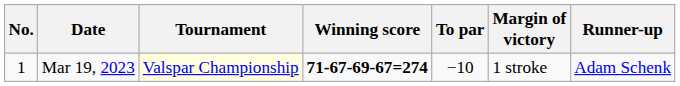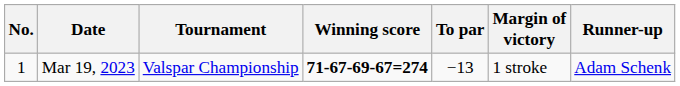(221, 67) lightyellow background -> (221, 67) no background
(460, 67) −10 -> (460, 67) −13
